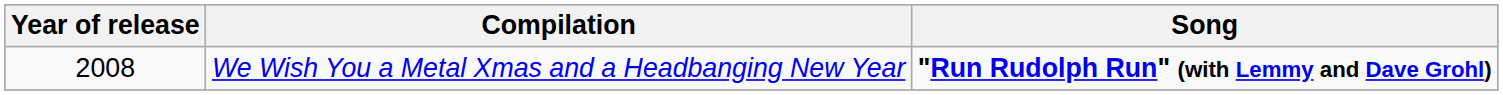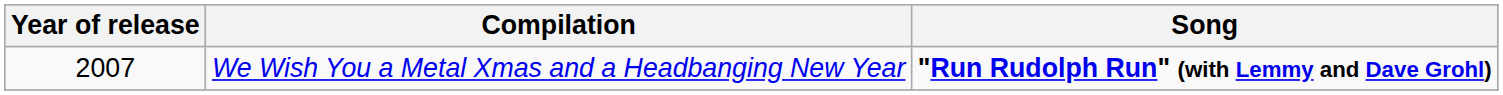(105, 68) 2008 -> (105, 68) 2007
